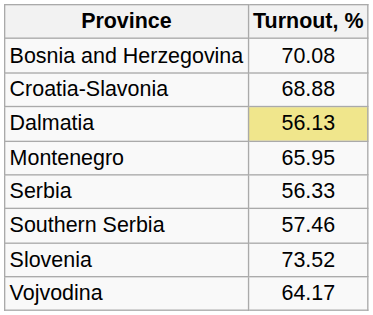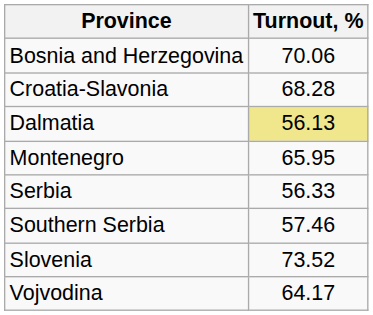(308, 55) 70.08 -> (308, 55) 70.06
(308, 89) 68.88 -> (308, 89) 68.28
